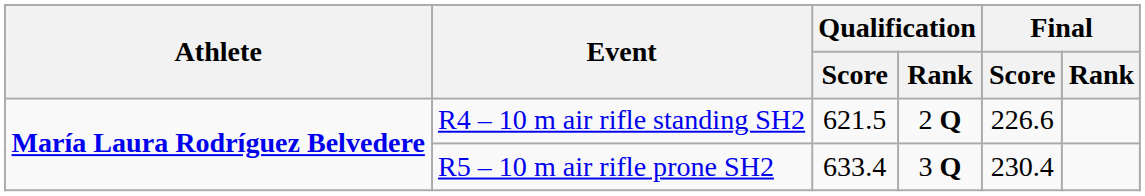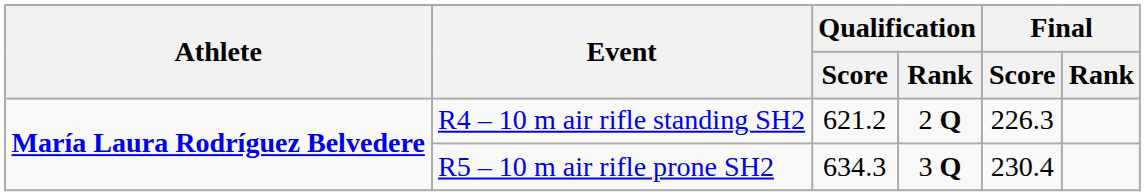(855, 120) 621.5 -> (855, 120) 621.2
(1022, 120) 226.6 -> (1022, 120) 226.3
(855, 166) 633.4 -> (855, 166) 634.3
